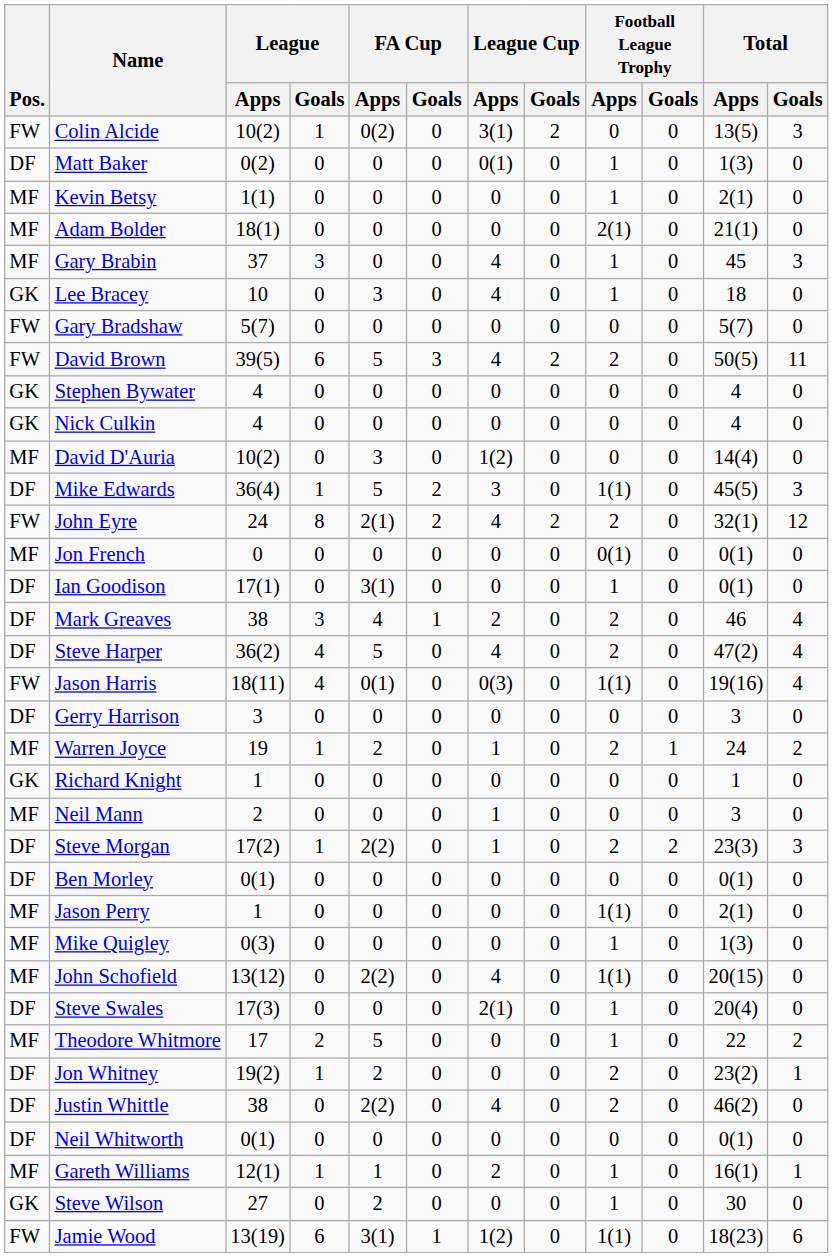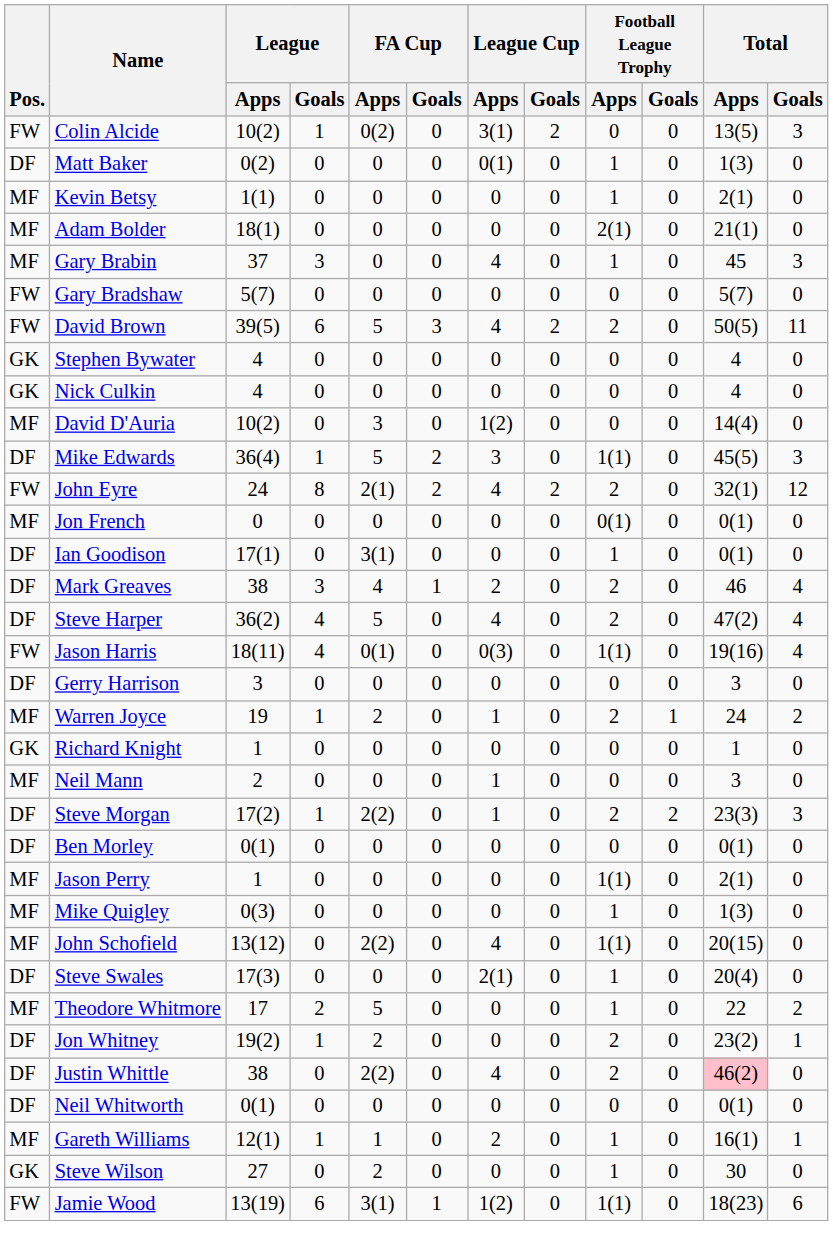- row: (102, 294)
(736, 1106) no background -> (736, 1073) pink background
